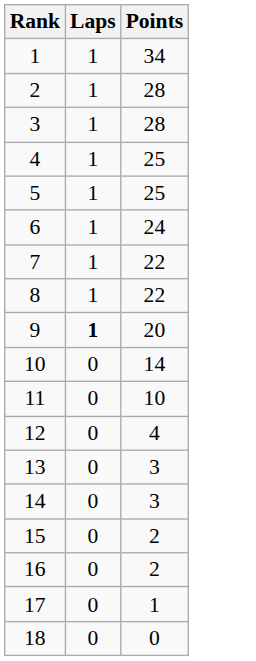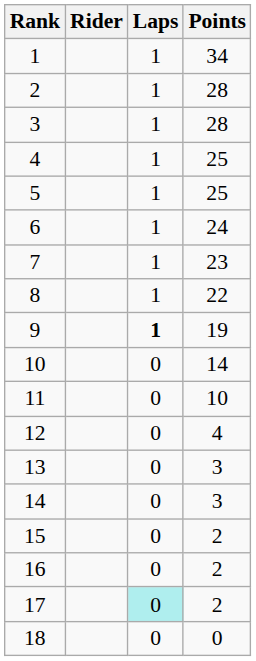+ column: (96, 21)
(154, 261) 22 -> (217, 261) 23
(154, 329) 20 -> (217, 329) 19
(93, 603) no background -> (156, 603) paleturquoise background
(154, 603) 1 -> (217, 603) 2
